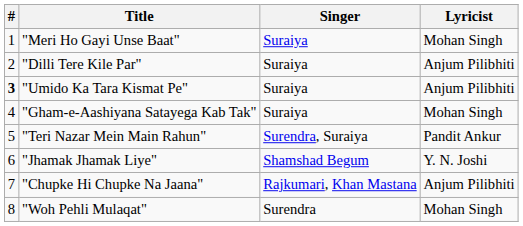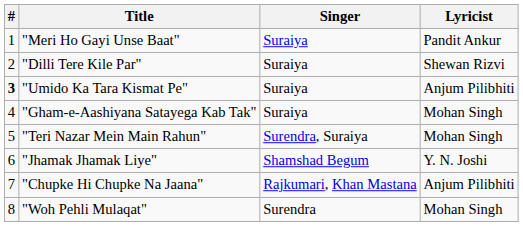(463, 40) Mohan Singh -> (462, 40) Pandit Ankur
(469, 64) Anjum Pilibhiti -> (464, 64) Shewan Rizvi
(462, 137) Pandit Ankur -> (463, 137) Mohan Singh
